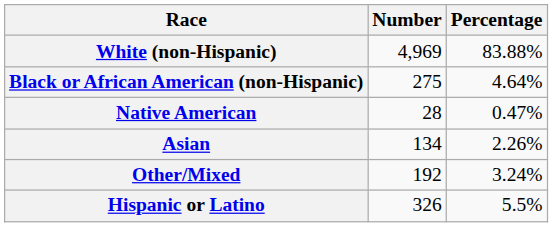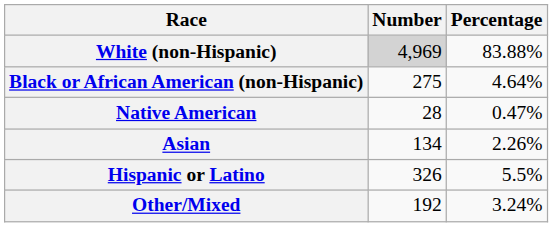(420, 50) no background -> (420, 50) lightgrey background
rows swapped: (186, 174) <-> (186, 205)
